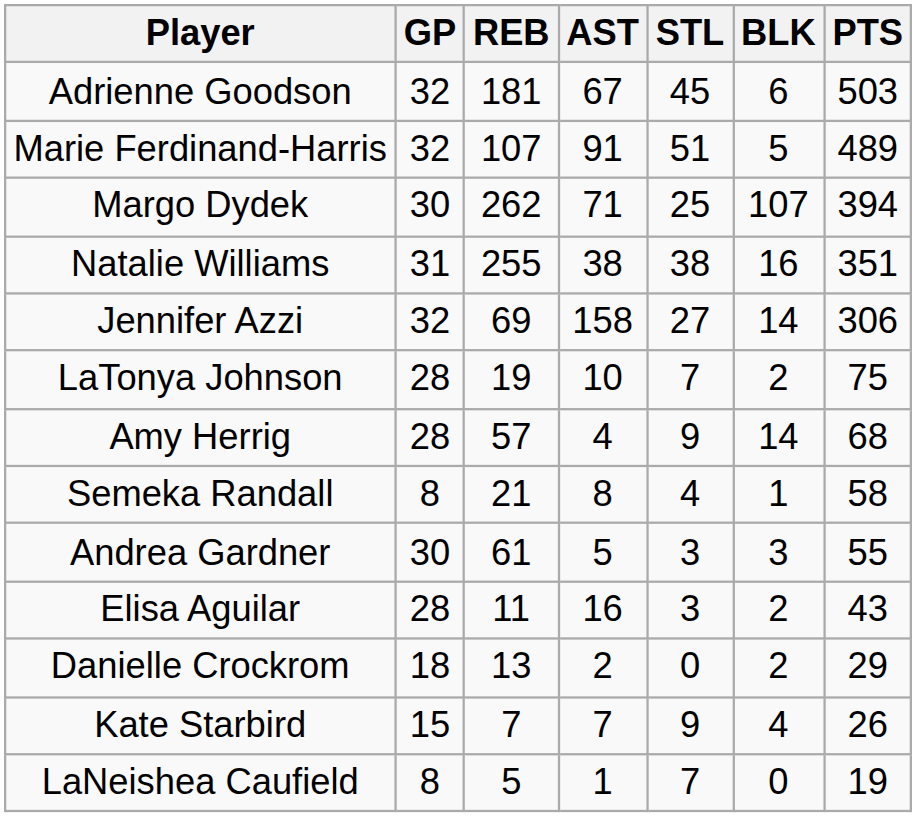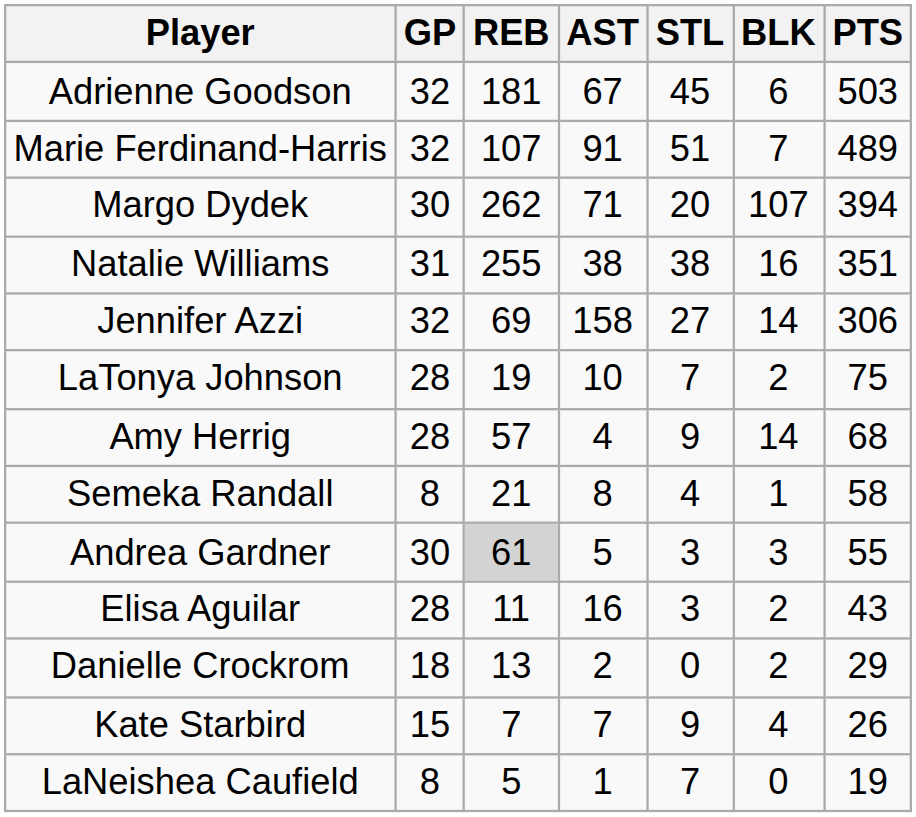(778, 148) 5 -> (778, 148) 7
(690, 206) 25 -> (690, 206) 20
(511, 551) no background -> (511, 551) lightgrey background
